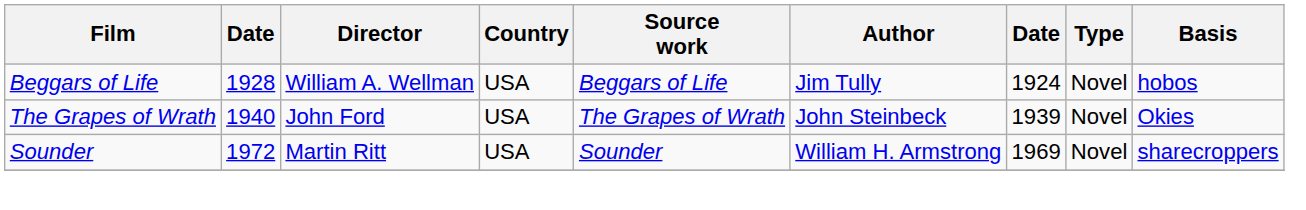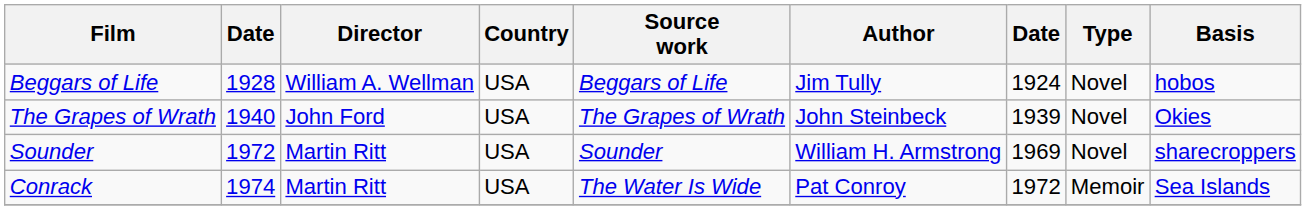+ row: (51, 186)
